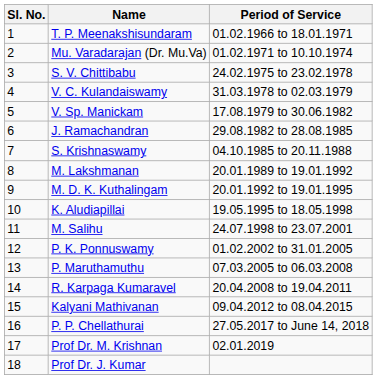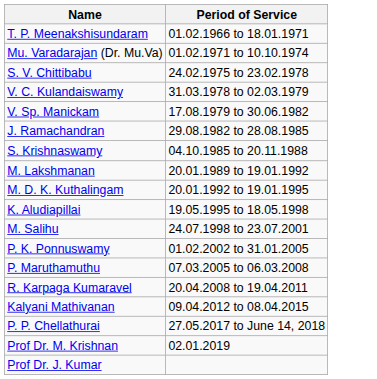- column: (26, 14)
